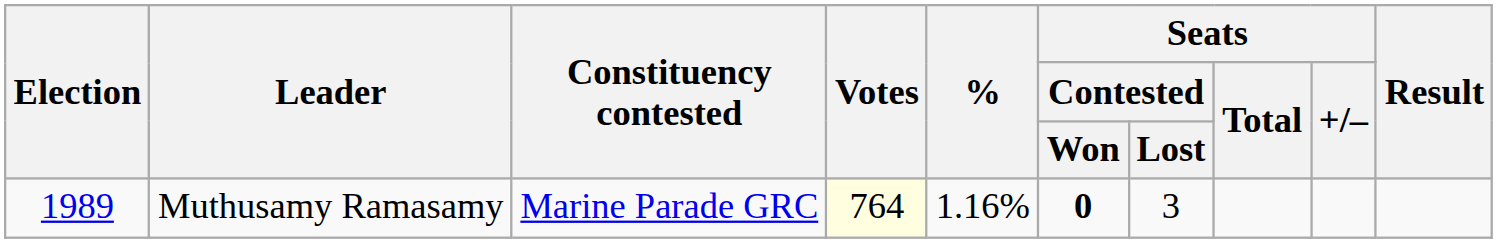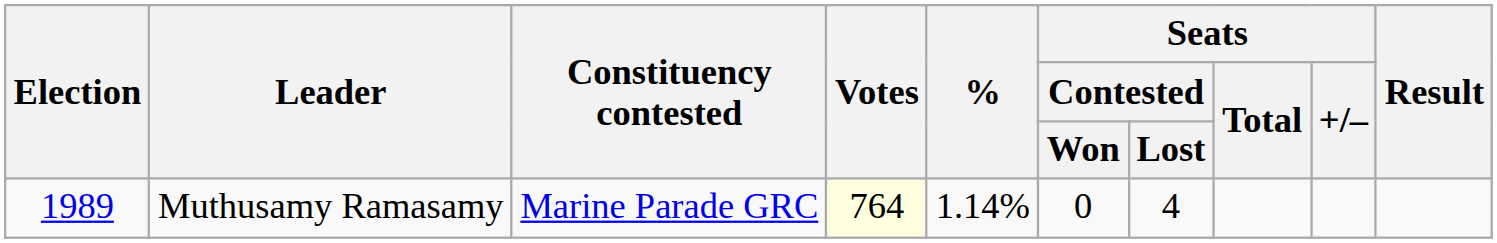(983, 206) 1.16% -> (983, 206) 1.14%
(1083, 206) bold -> (1083, 206) normal
(1171, 206) 3 -> (1171, 206) 4
